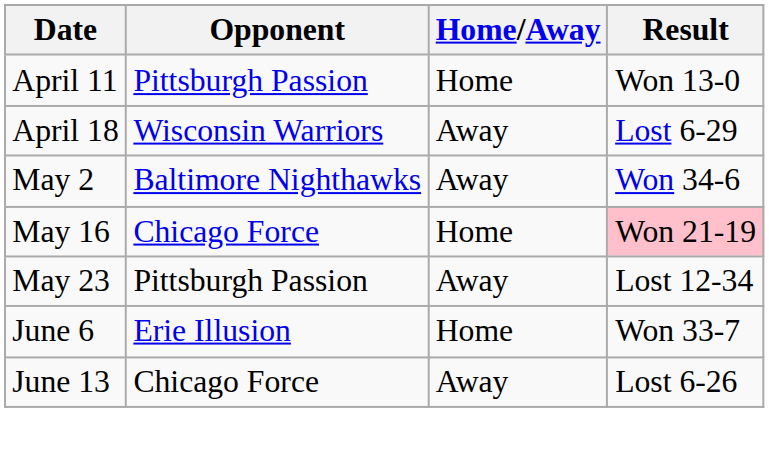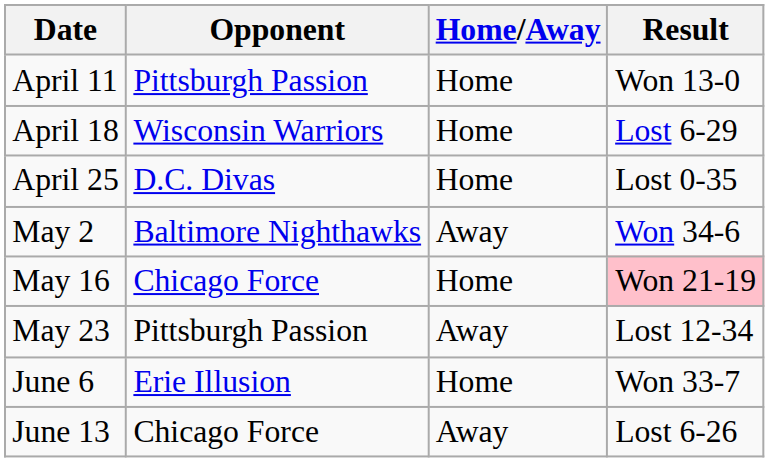(472, 130) Away -> (474, 130) Home
+ row: (66, 180)
